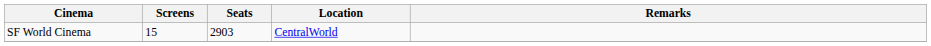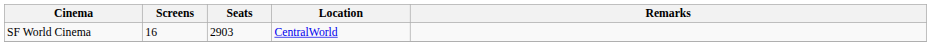(151, 32) 15 -> (151, 32) 16
